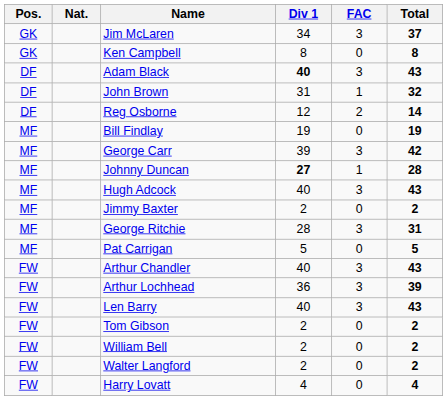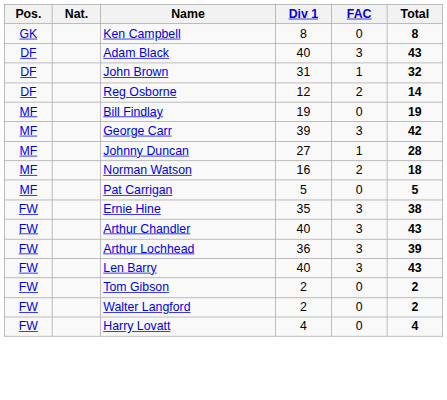- row: (139, 33)
(303, 72) bold -> (303, 53) normal
(303, 170) bold -> (303, 151) normal
- row: (140, 190)
- row: (141, 209)
+ row: (148, 170)
- row: (144, 229)
+ row: (132, 209)
- row: (135, 346)
